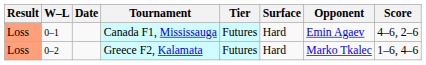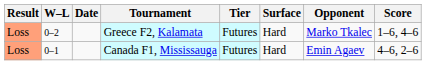rows swapped: (160, 32) <-> (153, 50)
